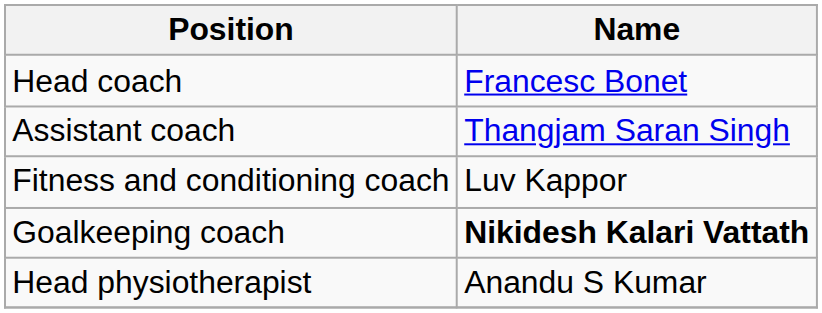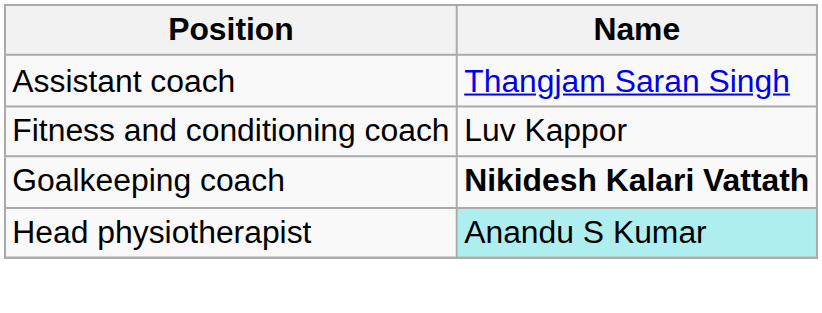- row: (97, 80)
(585, 282) no background -> (585, 231) paleturquoise background
